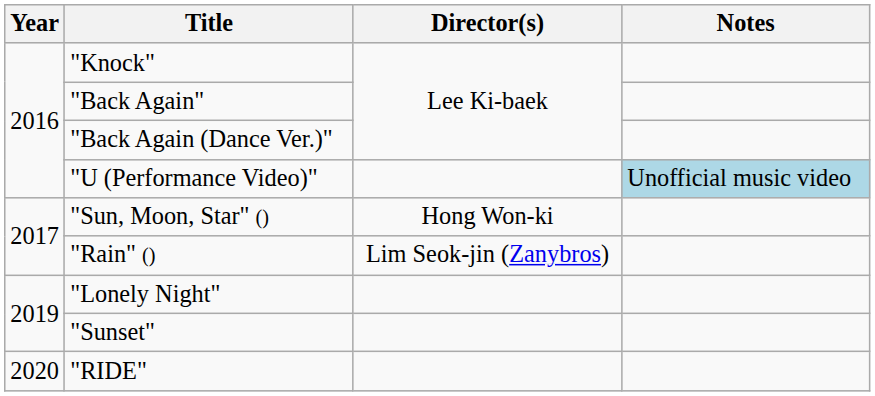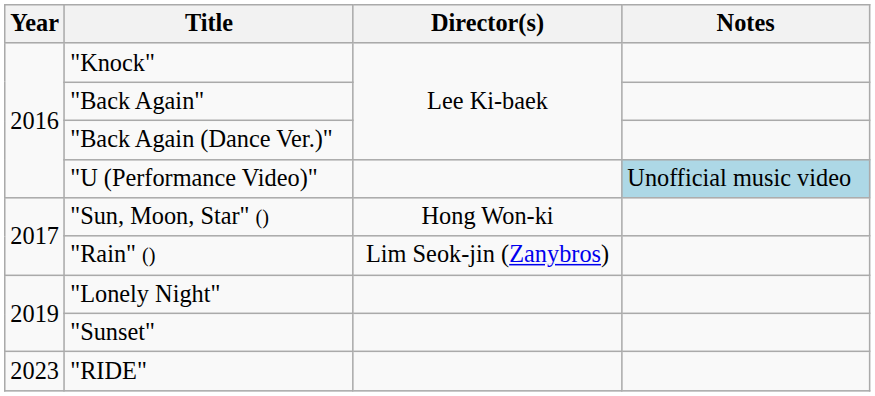(35, 370) 2020 -> (35, 370) 2023
